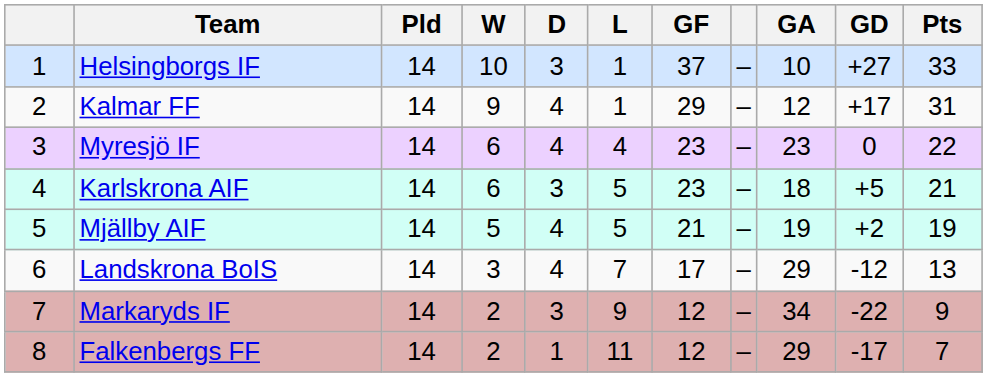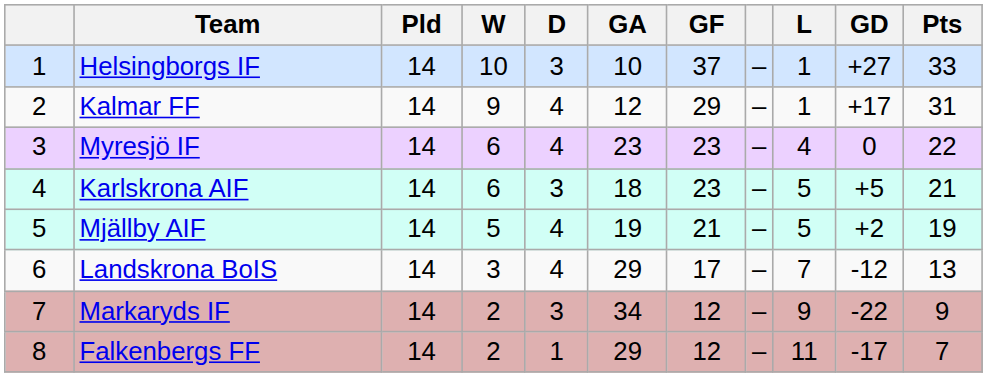columns swapped: (620, 24) <-> (796, 24)
